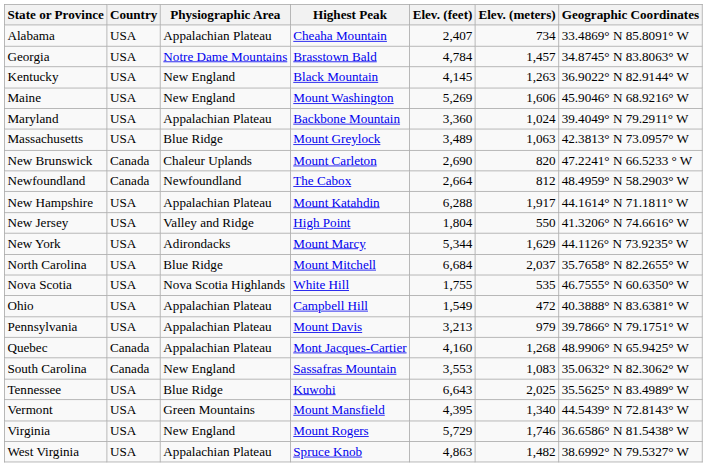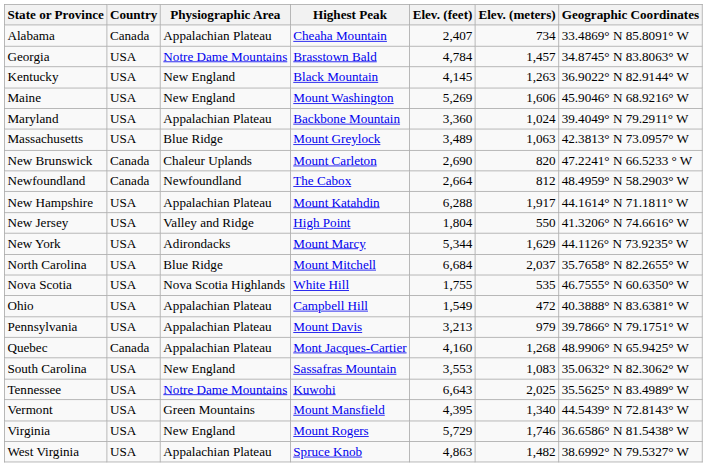(123, 35) USA -> (130, 35) Canada
(130, 368) Canada -> (123, 368) USA
(193, 389) Blue Ridge -> (225, 389) Notre Dame Mountains
